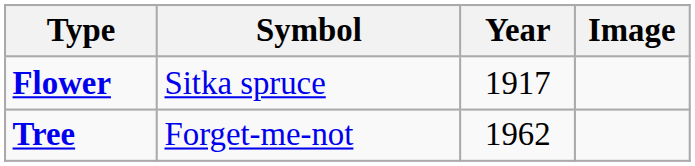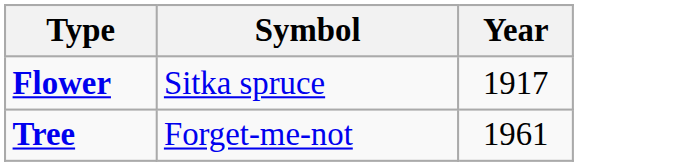- column: (632, 30)
(518, 134) 1962 -> (516, 134) 1961
